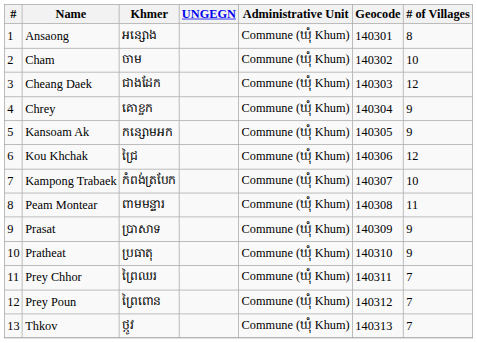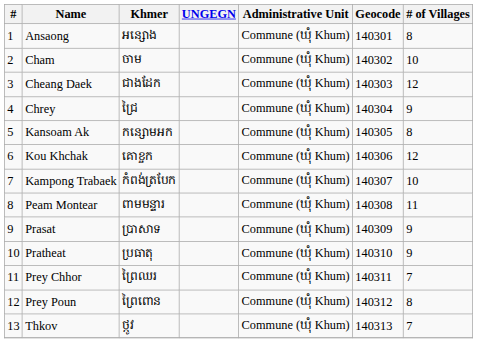(138, 107) គោខ្ចក -> (130, 107) ជ្រៃ
(409, 132) 9 -> (409, 132) 8
(130, 156) ជ្រៃ -> (138, 156) គោខ្ចក
(409, 301) 7 -> (409, 301) 8
